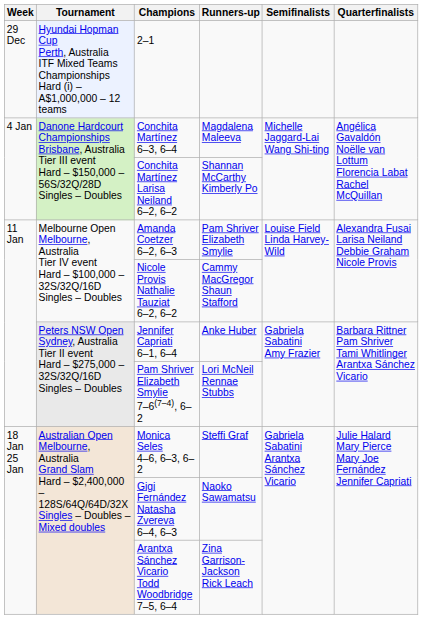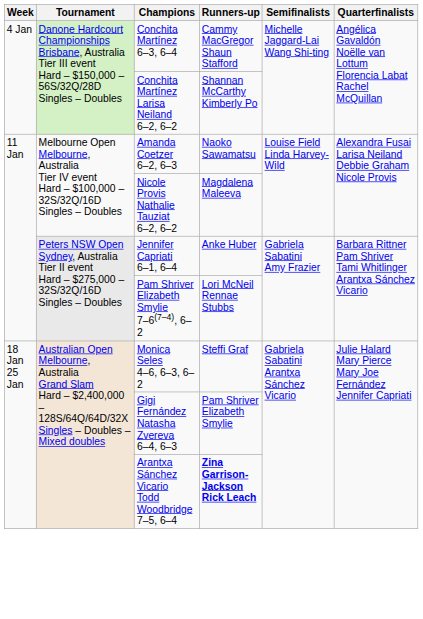- row: (146, 41)
(227, 132) Magdalena Maleeva -> (228, 46) Cammy MacGregor Shaun Stafford
(230, 240) Pam Shriver Elizabeth Smylie -> (229, 148) Naoko Sawamatsu
(228, 285) Cammy MacGregor Shaun Stafford -> (227, 188) Magdalena Maleeva
(229, 492) Naoko Sawamatsu -> (230, 412) Pam Shriver Elizabeth Smylie
(227, 566) normal -> (229, 480) bold
